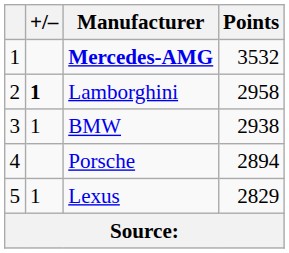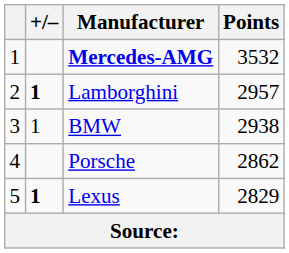(258, 91) 2958 -> (258, 91) 2957
(258, 161) 2894 -> (258, 161) 2862
(35, 196) normal -> (35, 196) bold
